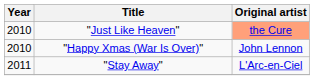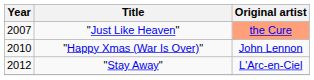(19, 30) 2010 -> (19, 30) 2007
(19, 65) 2011 -> (19, 65) 2012
